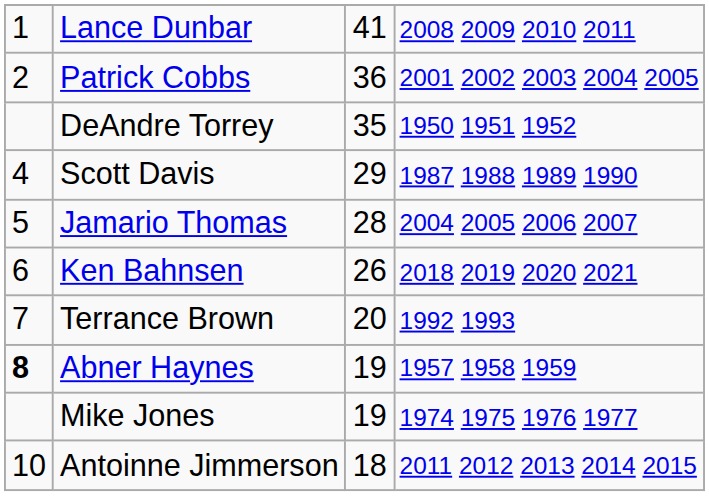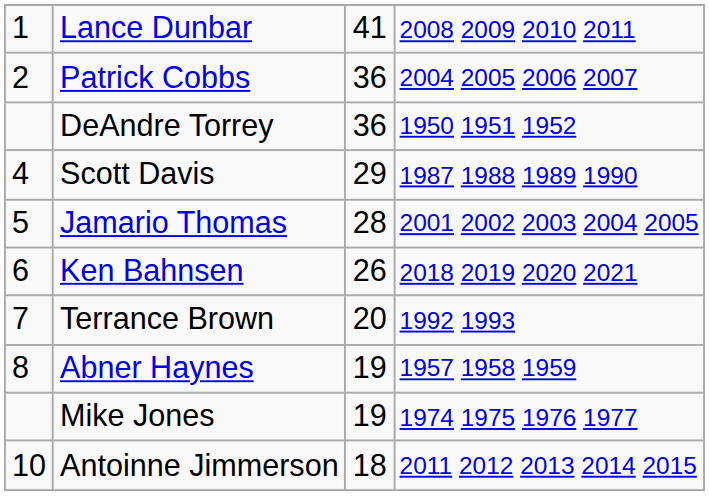(549, 78) 2001 2002 2003 2004 2005 -> (519, 78) 2004 2005 2006 2007
(370, 125) 35 -> (370, 125) 36
(519, 223) 2004 2005 2006 2007 -> (549, 223) 2001 2002 2003 2004 2005
(21, 367) bold -> (21, 367) normal
